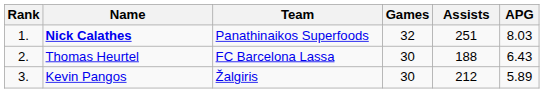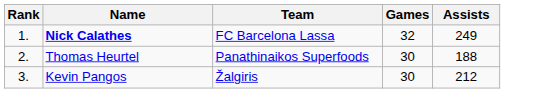- column: (519, 14)
(292, 35) Panathinaikos Superfoods -> (275, 35) FC Barcelona Lassa
(466, 35) 251 -> (466, 35) 249
(275, 56) FC Barcelona Lassa -> (292, 56) Panathinaikos Superfoods
